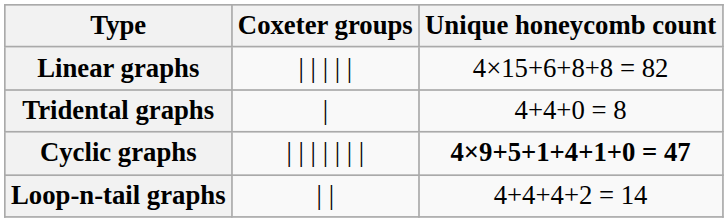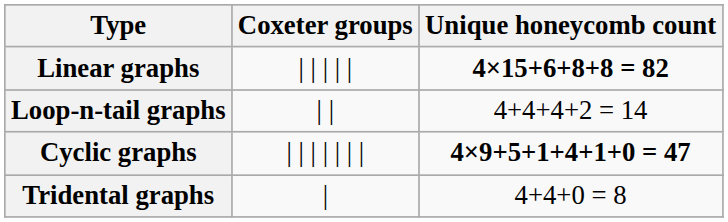(571, 68) normal -> (571, 68) bold
rows swapped: (118, 110) <-> (118, 195)
